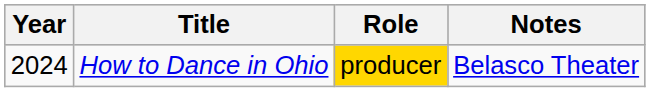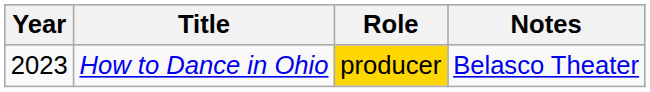(39, 65) 2024 -> (39, 65) 2023
